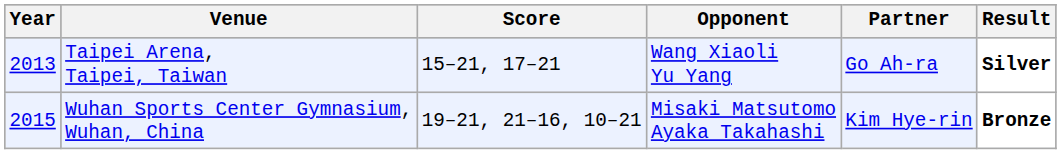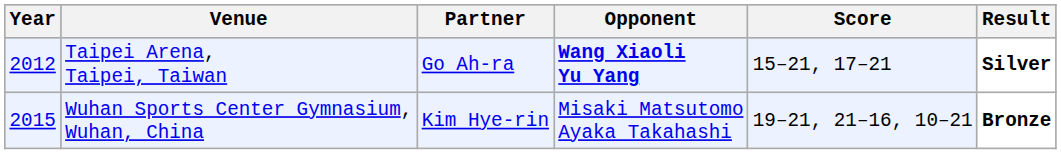columns swapped: (909, 21) <-> (532, 21)
(33, 65) 2013 -> (33, 65) 2012
(715, 65) normal -> (622, 65) bold
